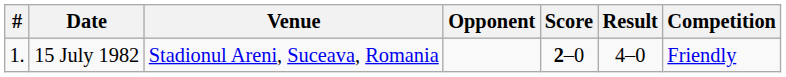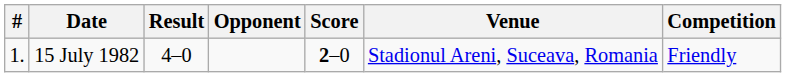columns swapped: (294, 21) <-> (630, 21)
